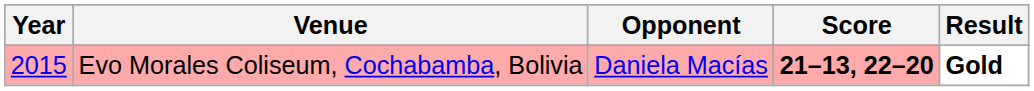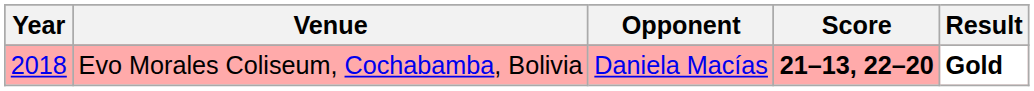(39, 65) 2015 -> (39, 65) 2018
